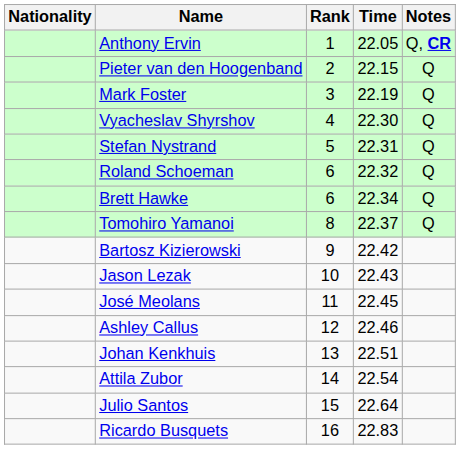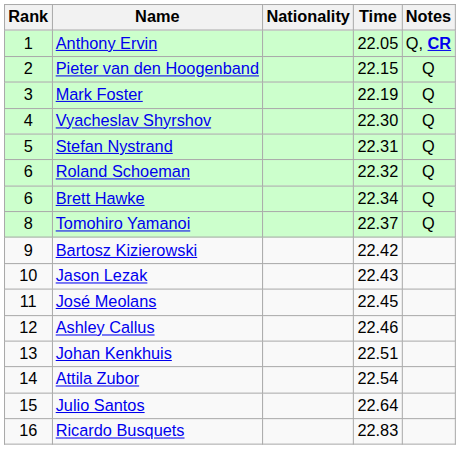columns swapped: (330, 17) <-> (50, 17)
